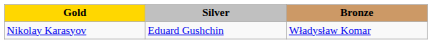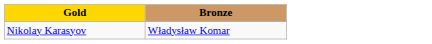- column: (216, 13)
